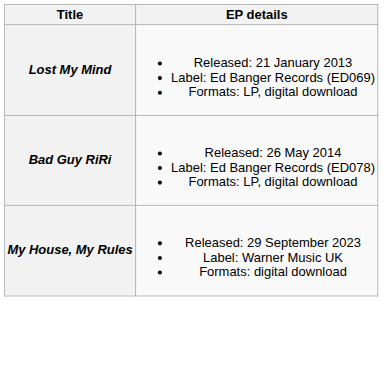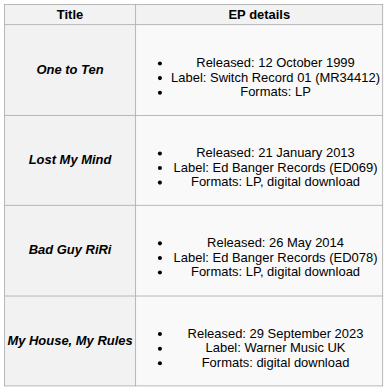+ row: (70, 70)
